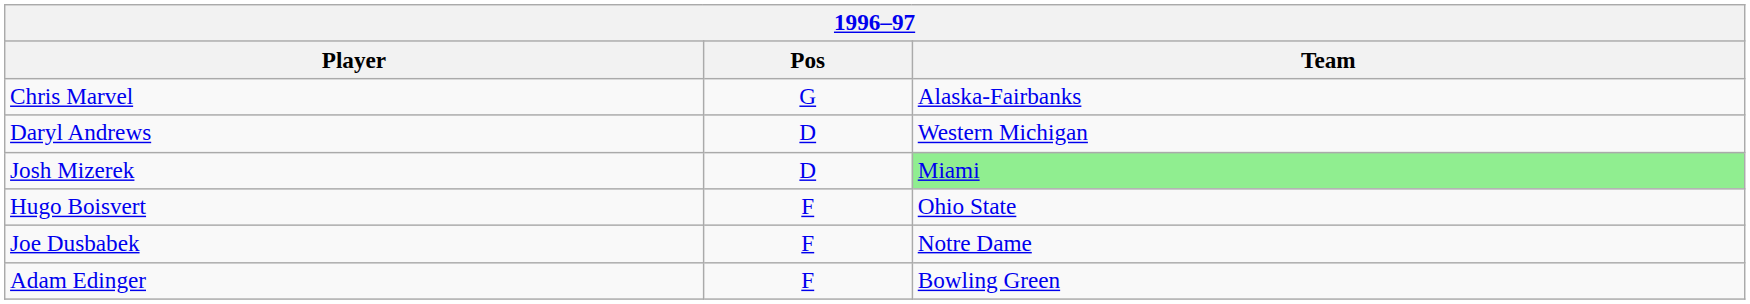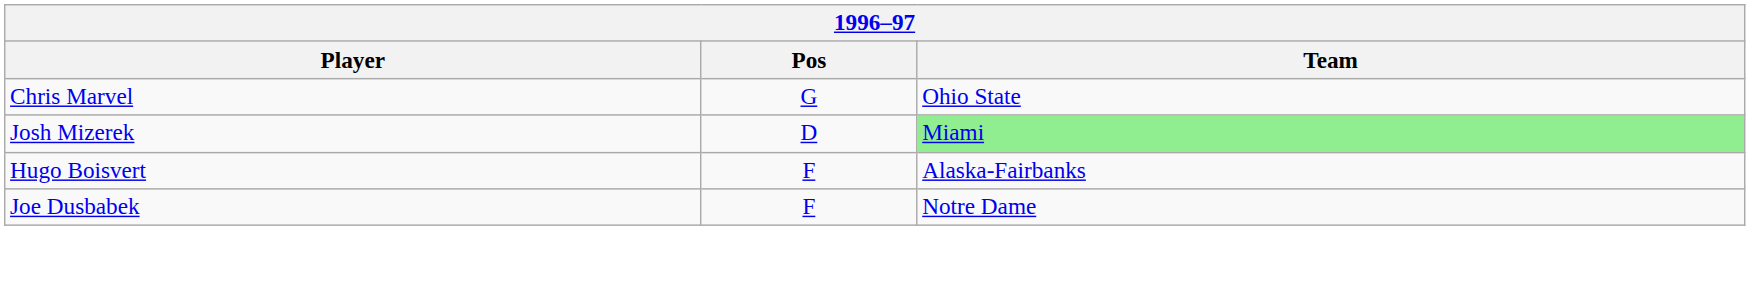(1000, 96) Alaska-Fairbanks -> (972, 96) Ohio State
- row: (81, 133)
(967, 206) Ohio State -> (1004, 170) Alaska-Fairbanks
- row: (78, 280)
